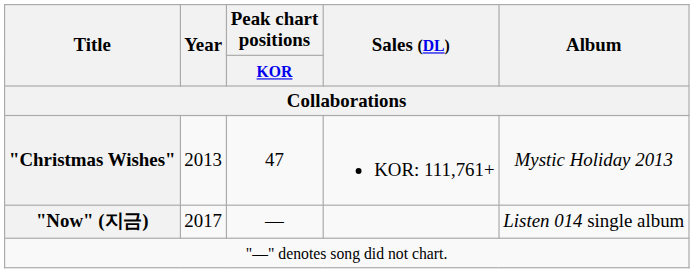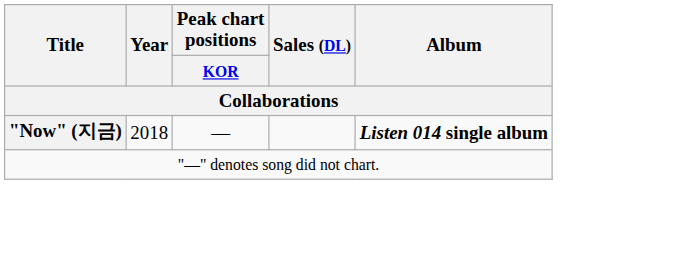- row: (92, 160)
(203, 221) 2017 -> (149, 132) 2018
(594, 221) normal -> (454, 132) bold
